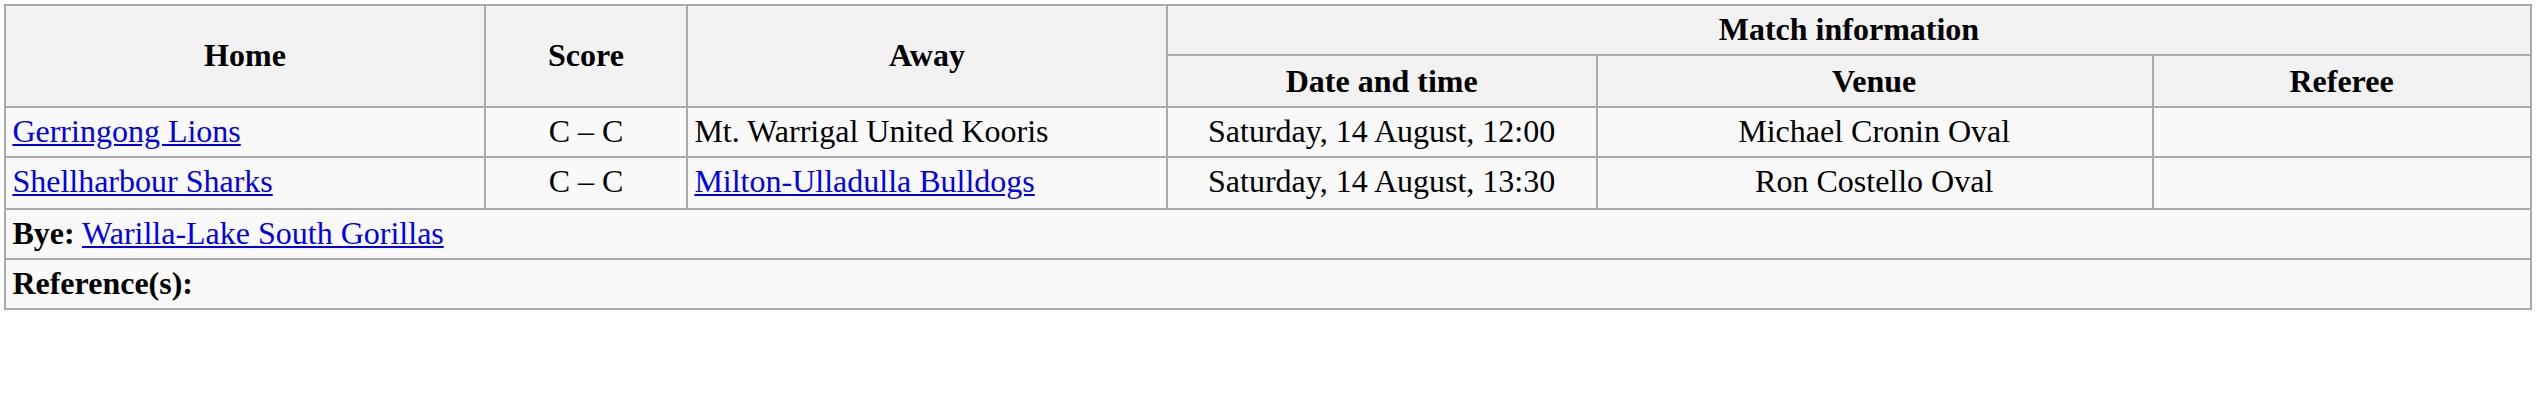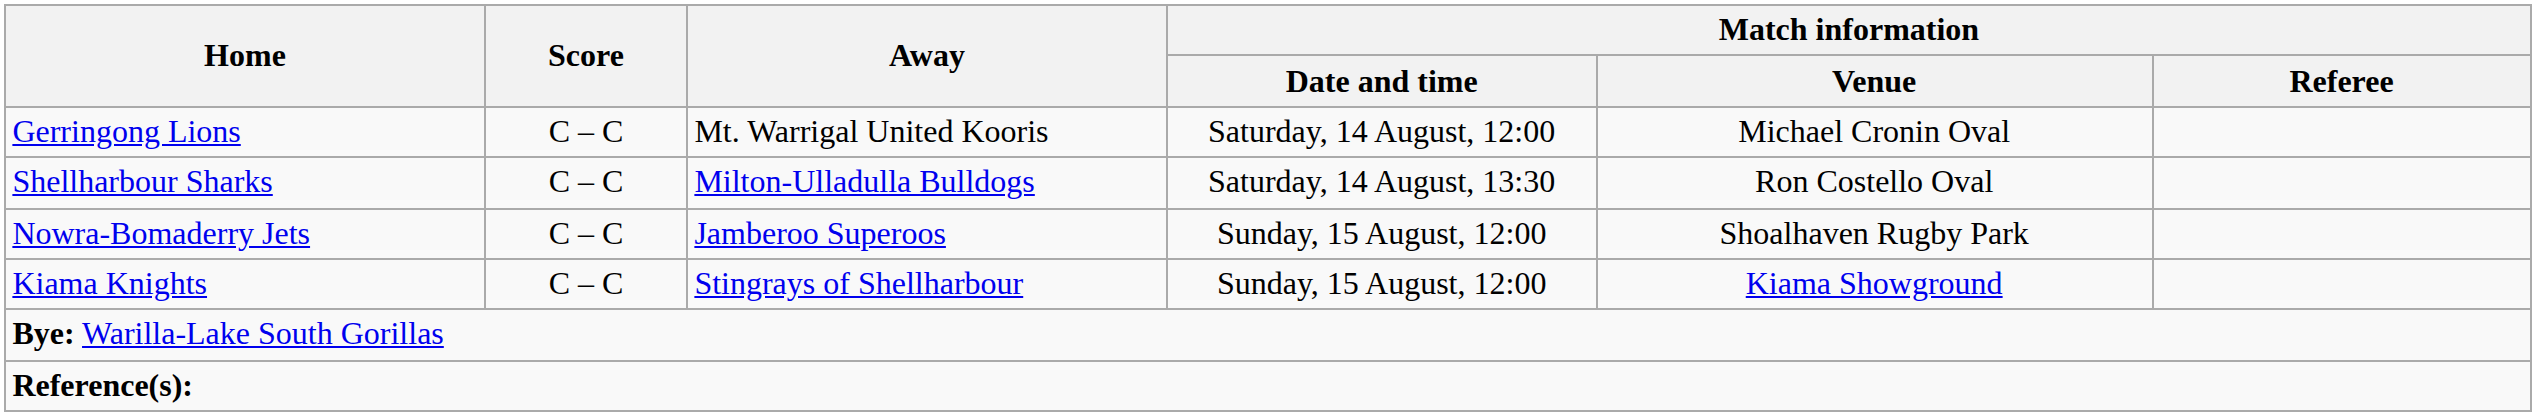+ row: (161, 232)
+ row: (110, 283)
